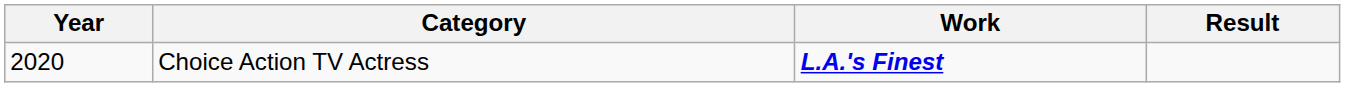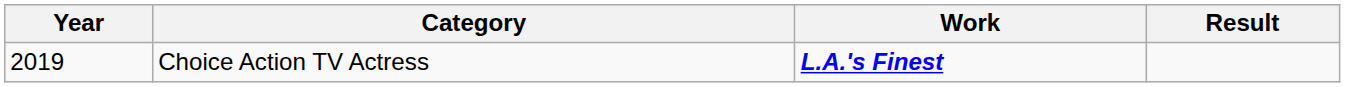(37, 61) 2020 -> (37, 61) 2019
